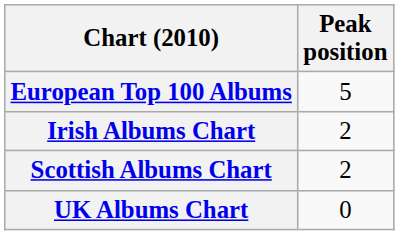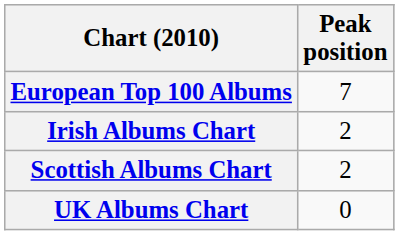(345, 91) 5 -> (345, 91) 7
